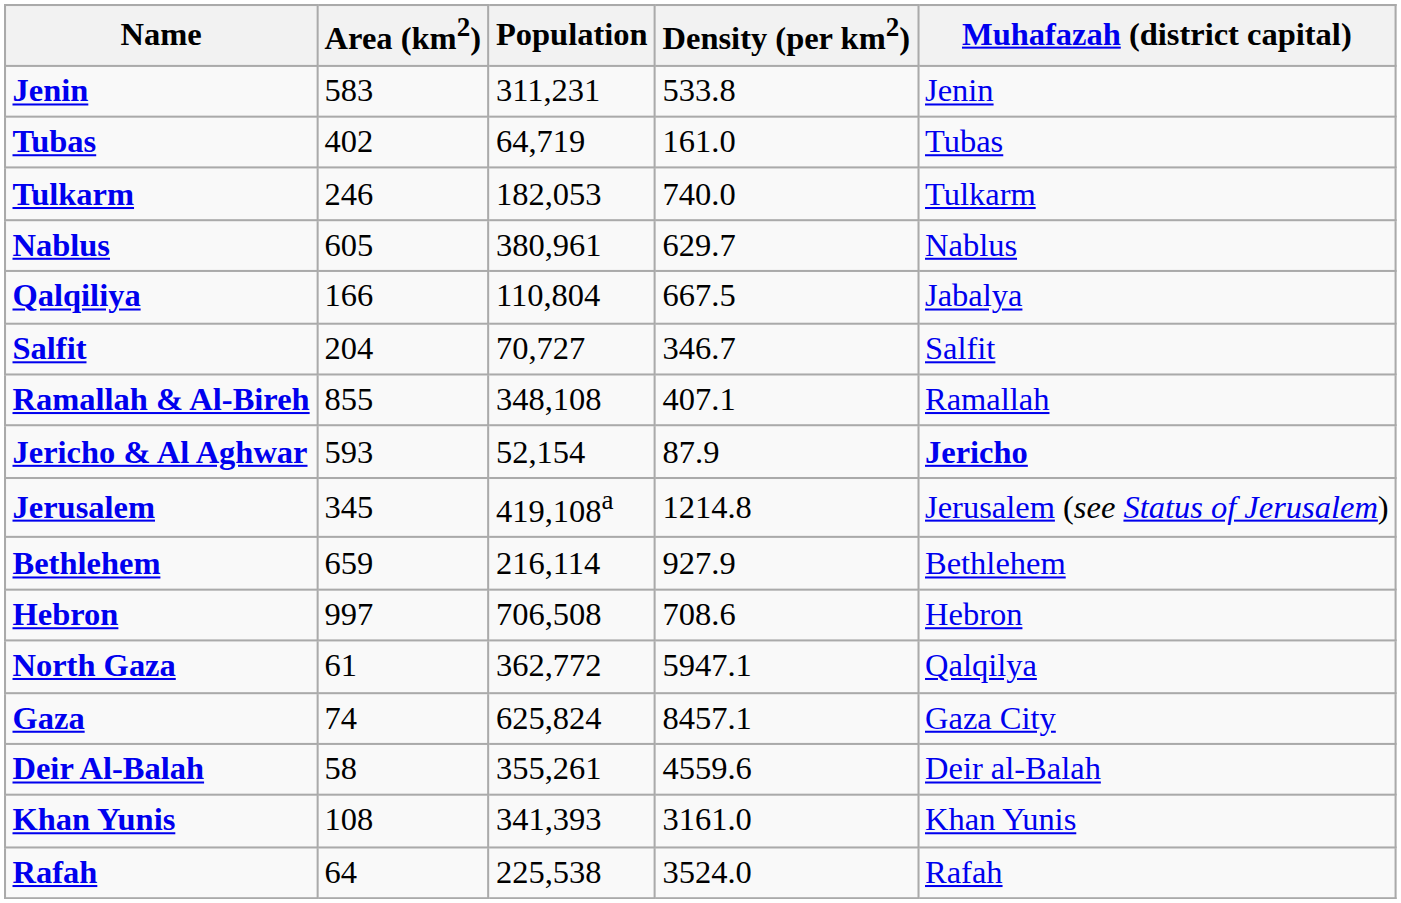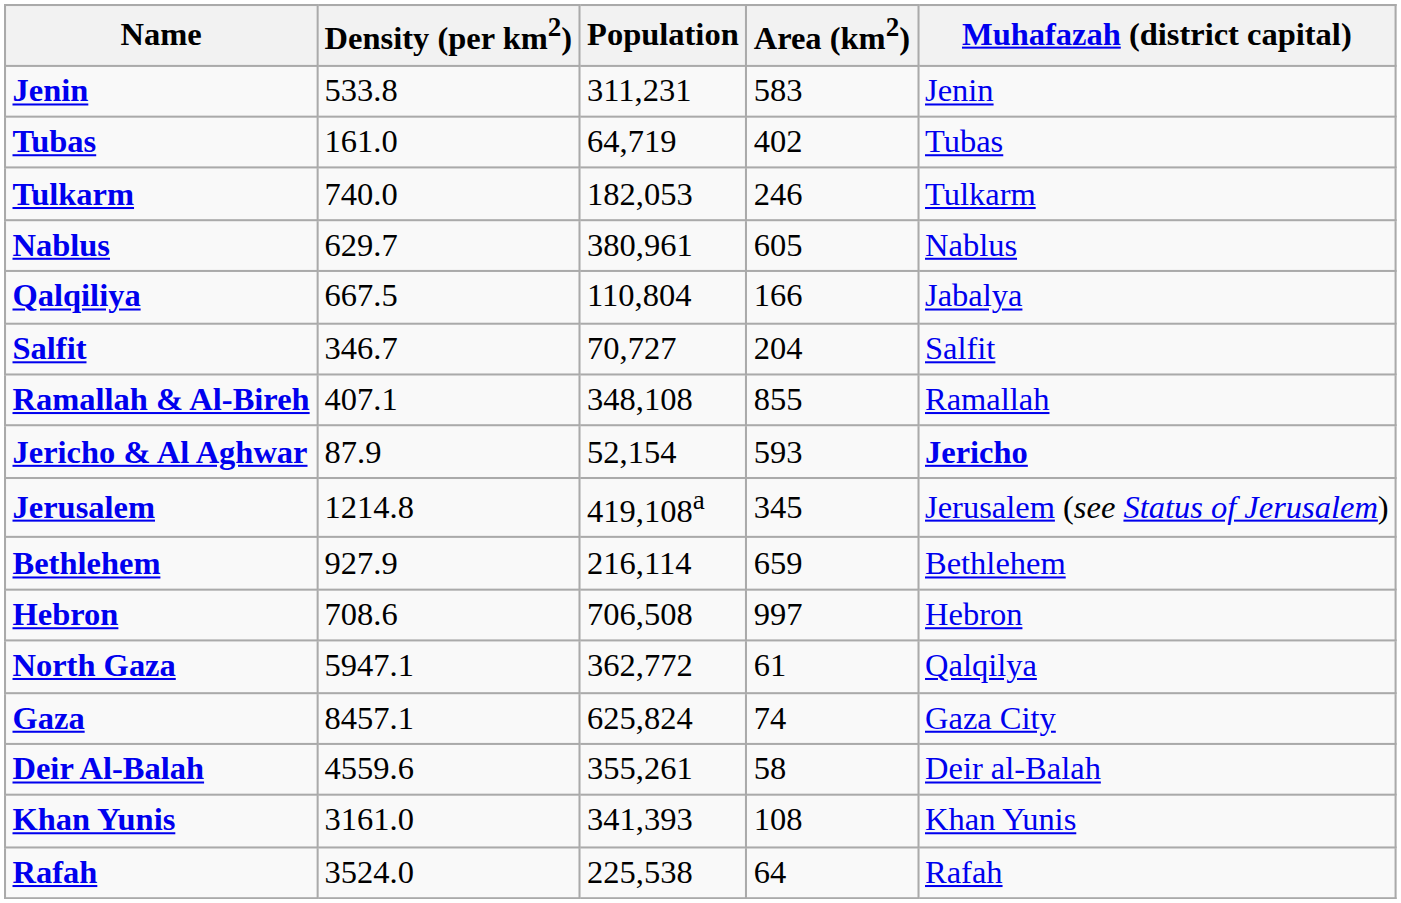columns swapped: (403, 34) <-> (786, 34)
